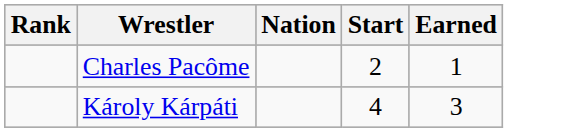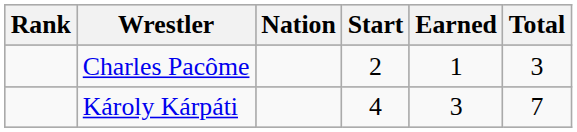+ column: (537, 24)
